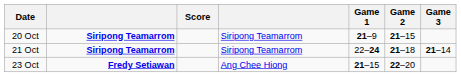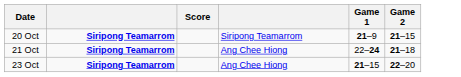- column: (438, 17)
(262, 51) Siripong Teamarrom -> (254, 51) Ang Chee Hiong
(141, 65) Fredy Setiawan -> (130, 65) Siripong Teamarrom
